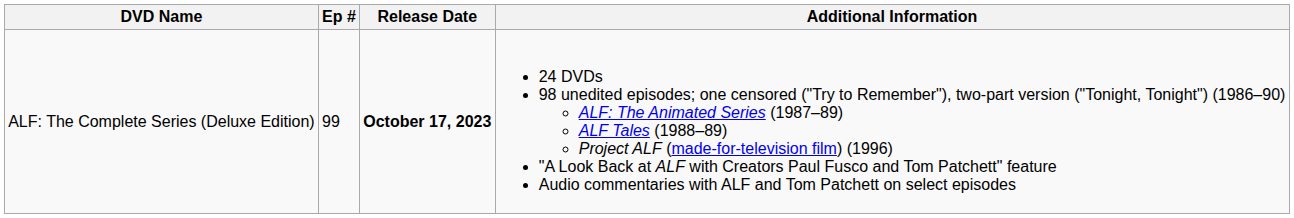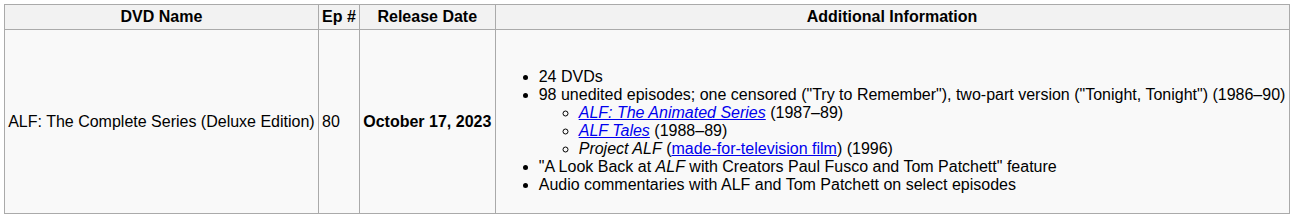(331, 121) 99 -> (331, 121) 80
